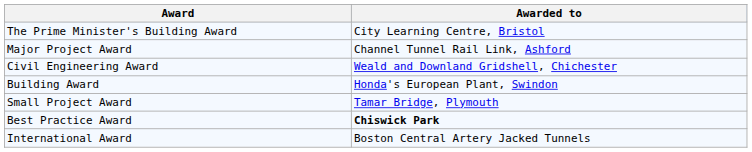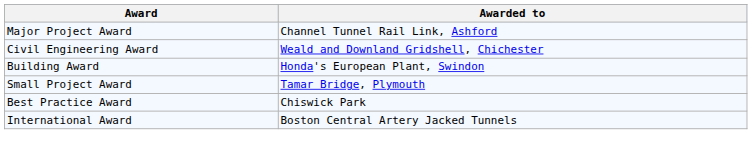- row: (122, 31)
(397, 120) bold -> (323, 102) normal
